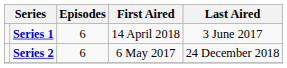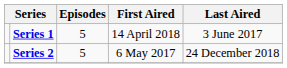(83, 33) 6 -> (83, 33) 5
(83, 53) 6 -> (83, 53) 5
